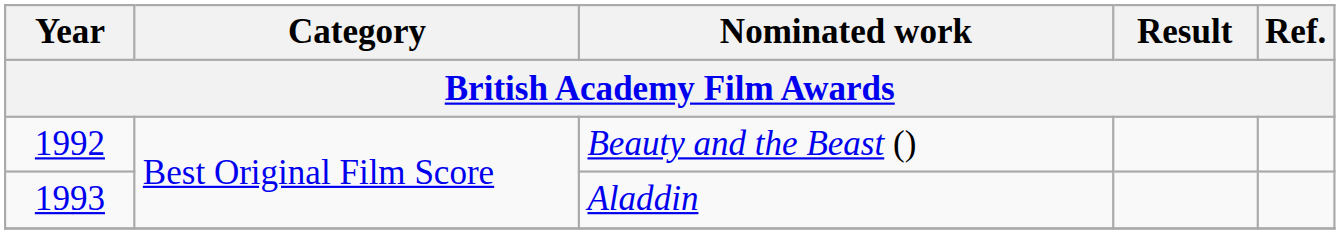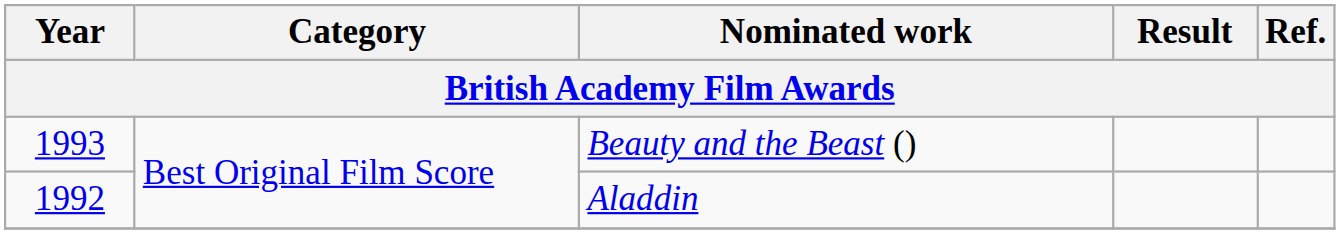(70, 143) 1992 -> (70, 143) 1993
(70, 198) 1993 -> (70, 198) 1992
